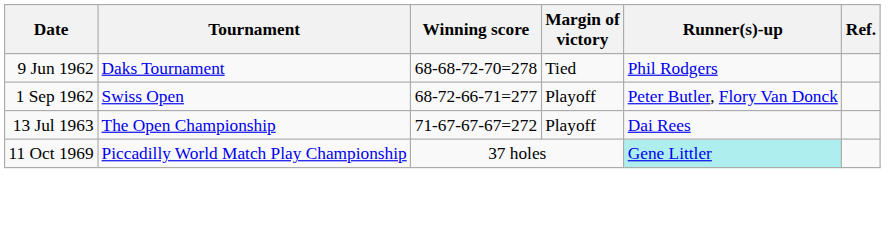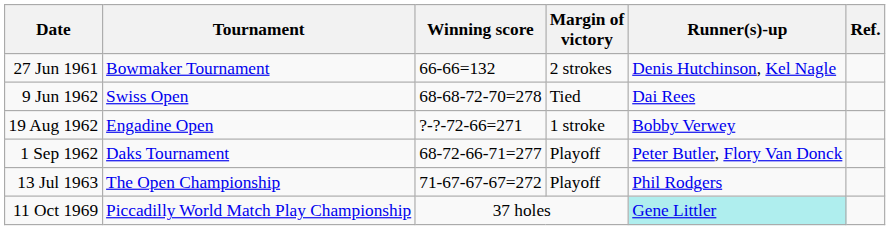+ row: (56, 68)
(163, 68) Daks Tournament -> (147, 96) Swiss Open
(673, 68) Phil Rodgers -> (664, 96) Dai Rees
+ row: (53, 125)
(143, 96) Swiss Open -> (168, 153) Daks Tournament
(659, 125) Dai Rees -> (677, 182) Phil Rodgers
